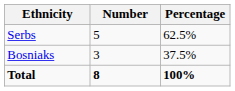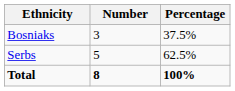rows swapped: (22, 34) <-> (31, 55)
